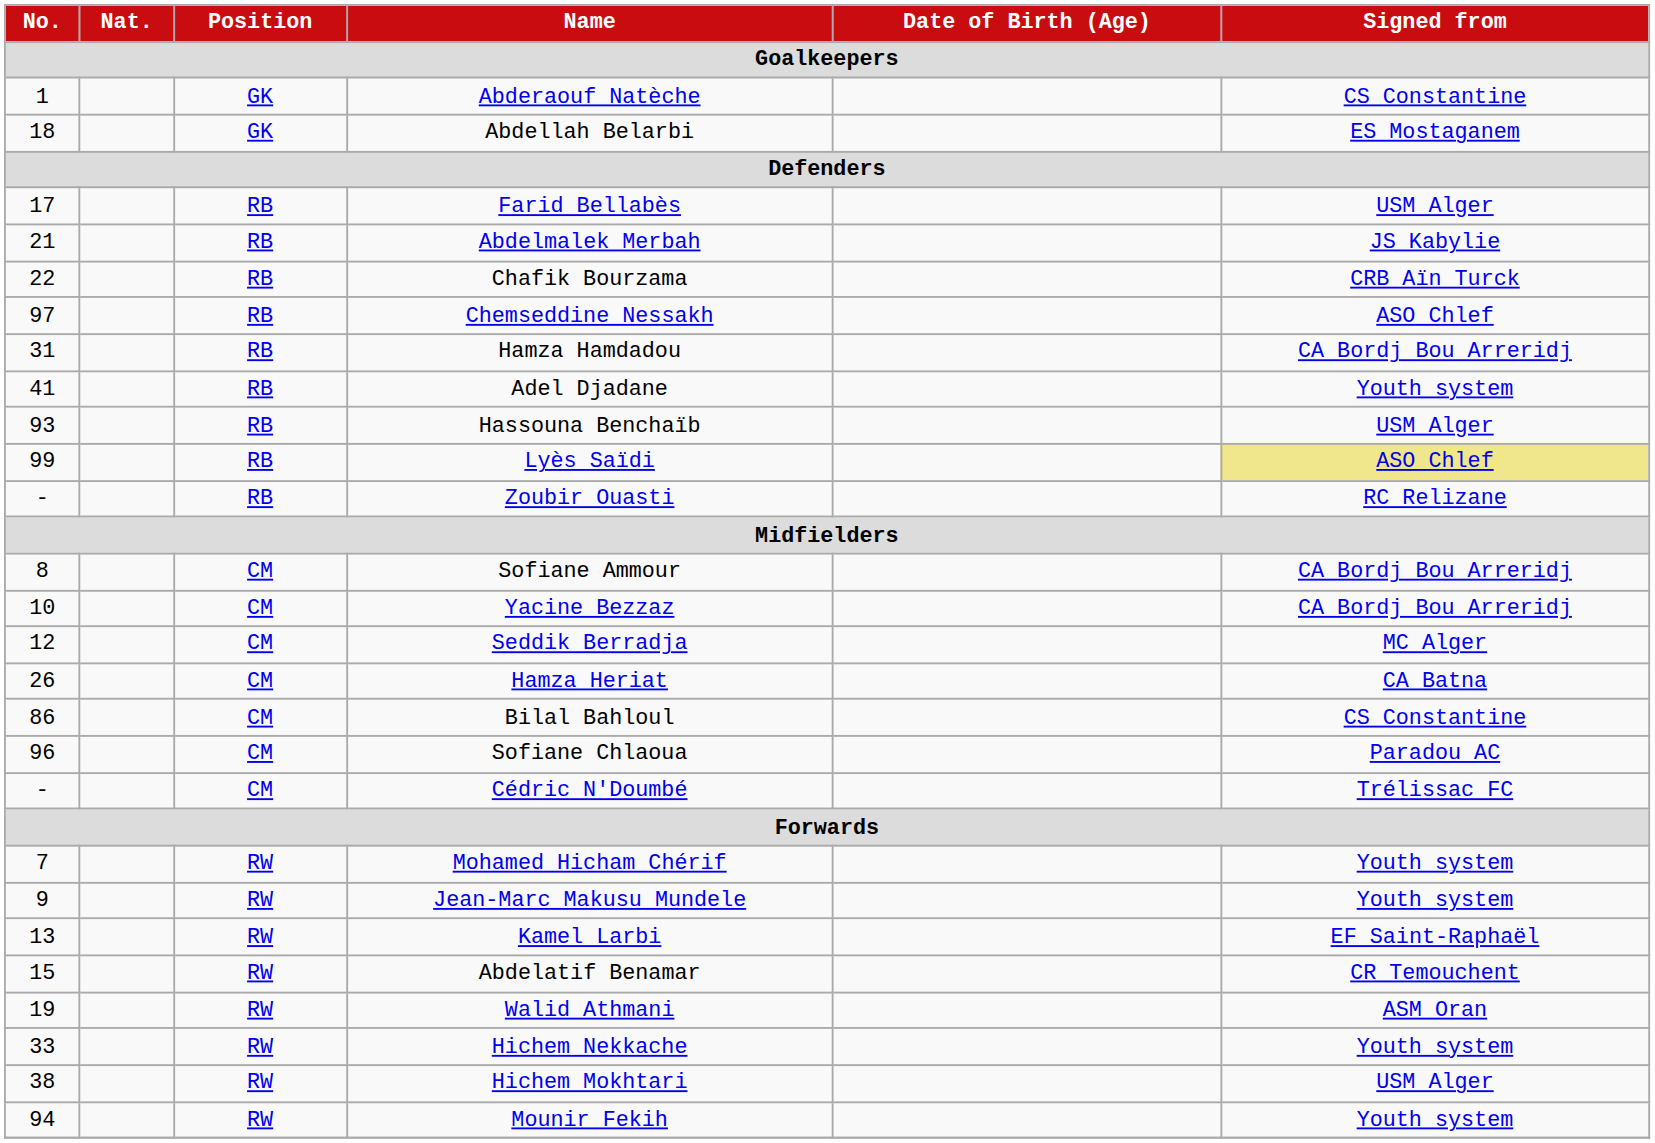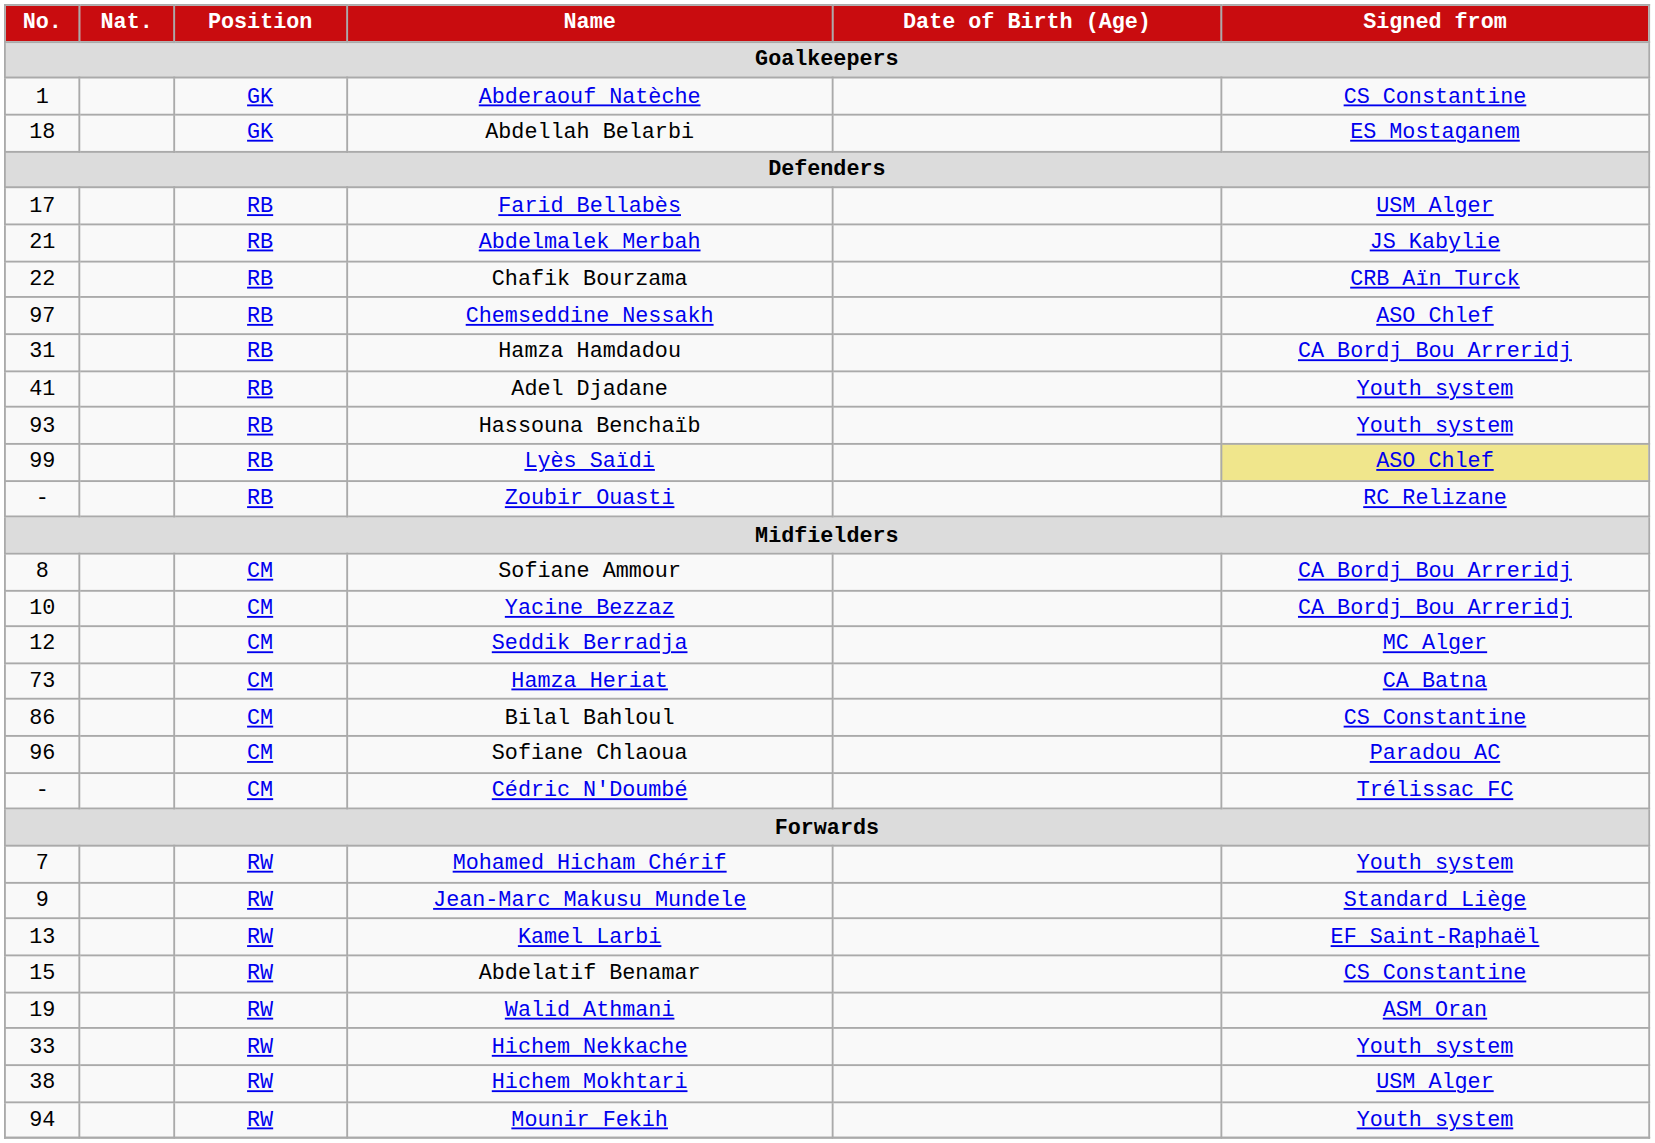(1435, 425) USM Alger -> (1435, 425) Youth system
(42, 681) 26 -> (42, 681) 73
(1435, 900) Youth system -> (1435, 900) Standard Liège
(1435, 973) CR Temouchent -> (1435, 973) CS Constantine
